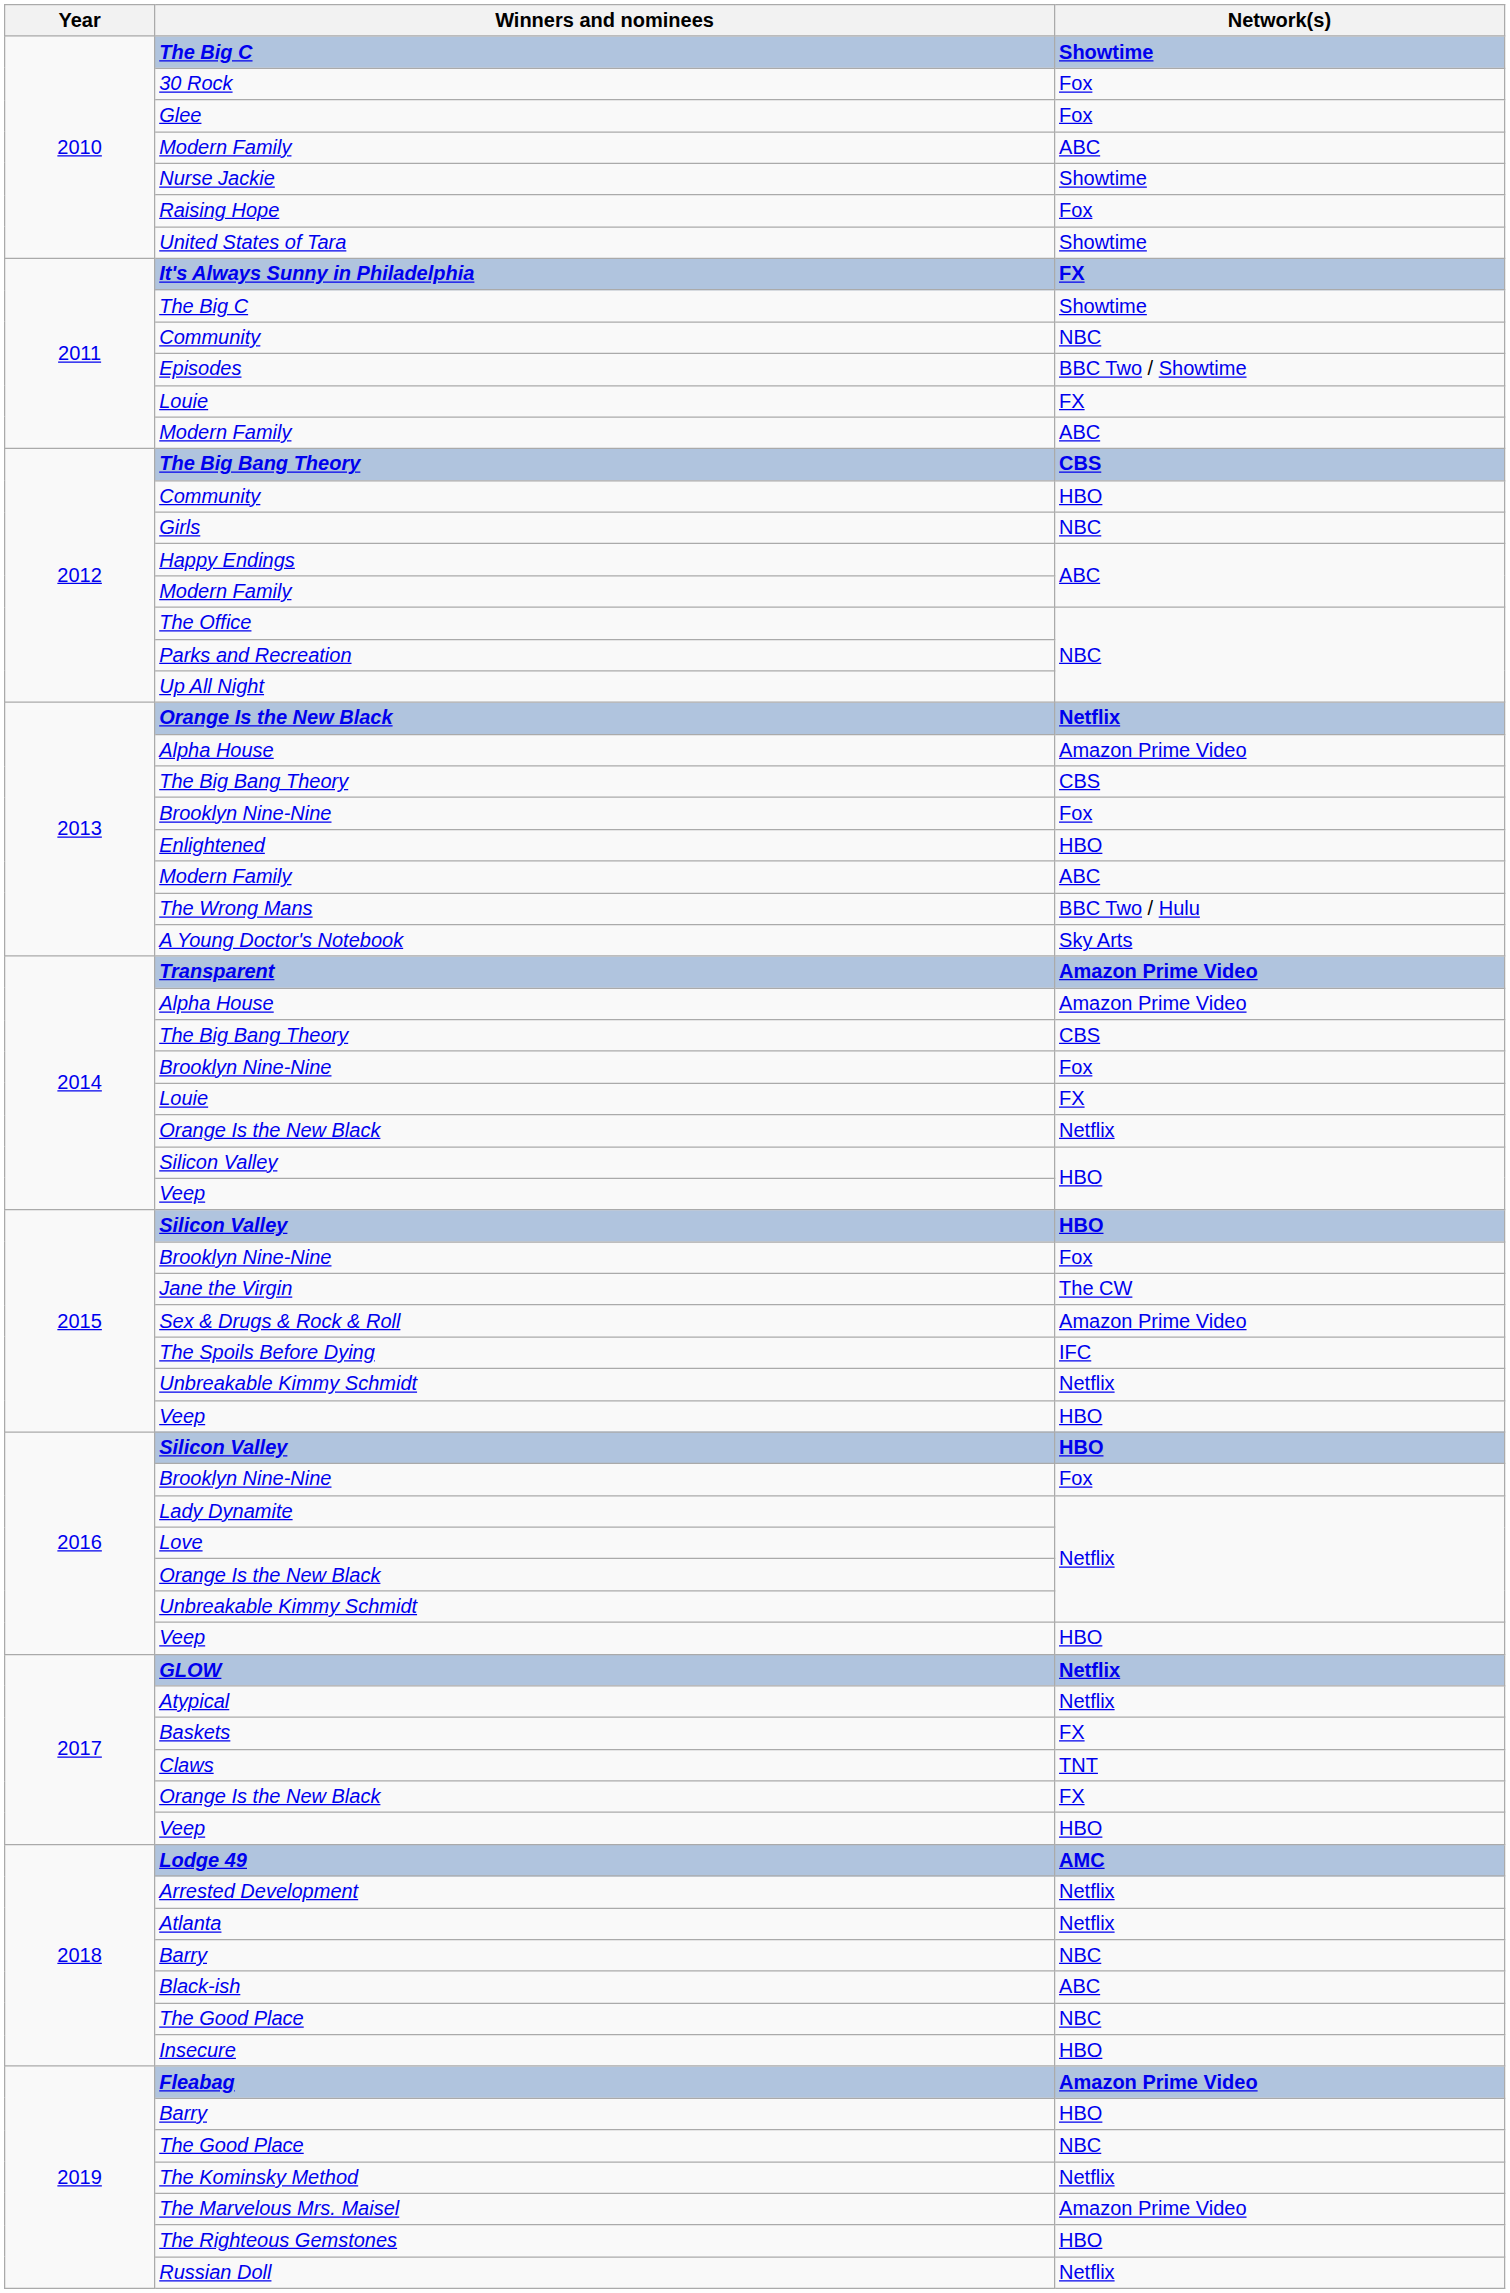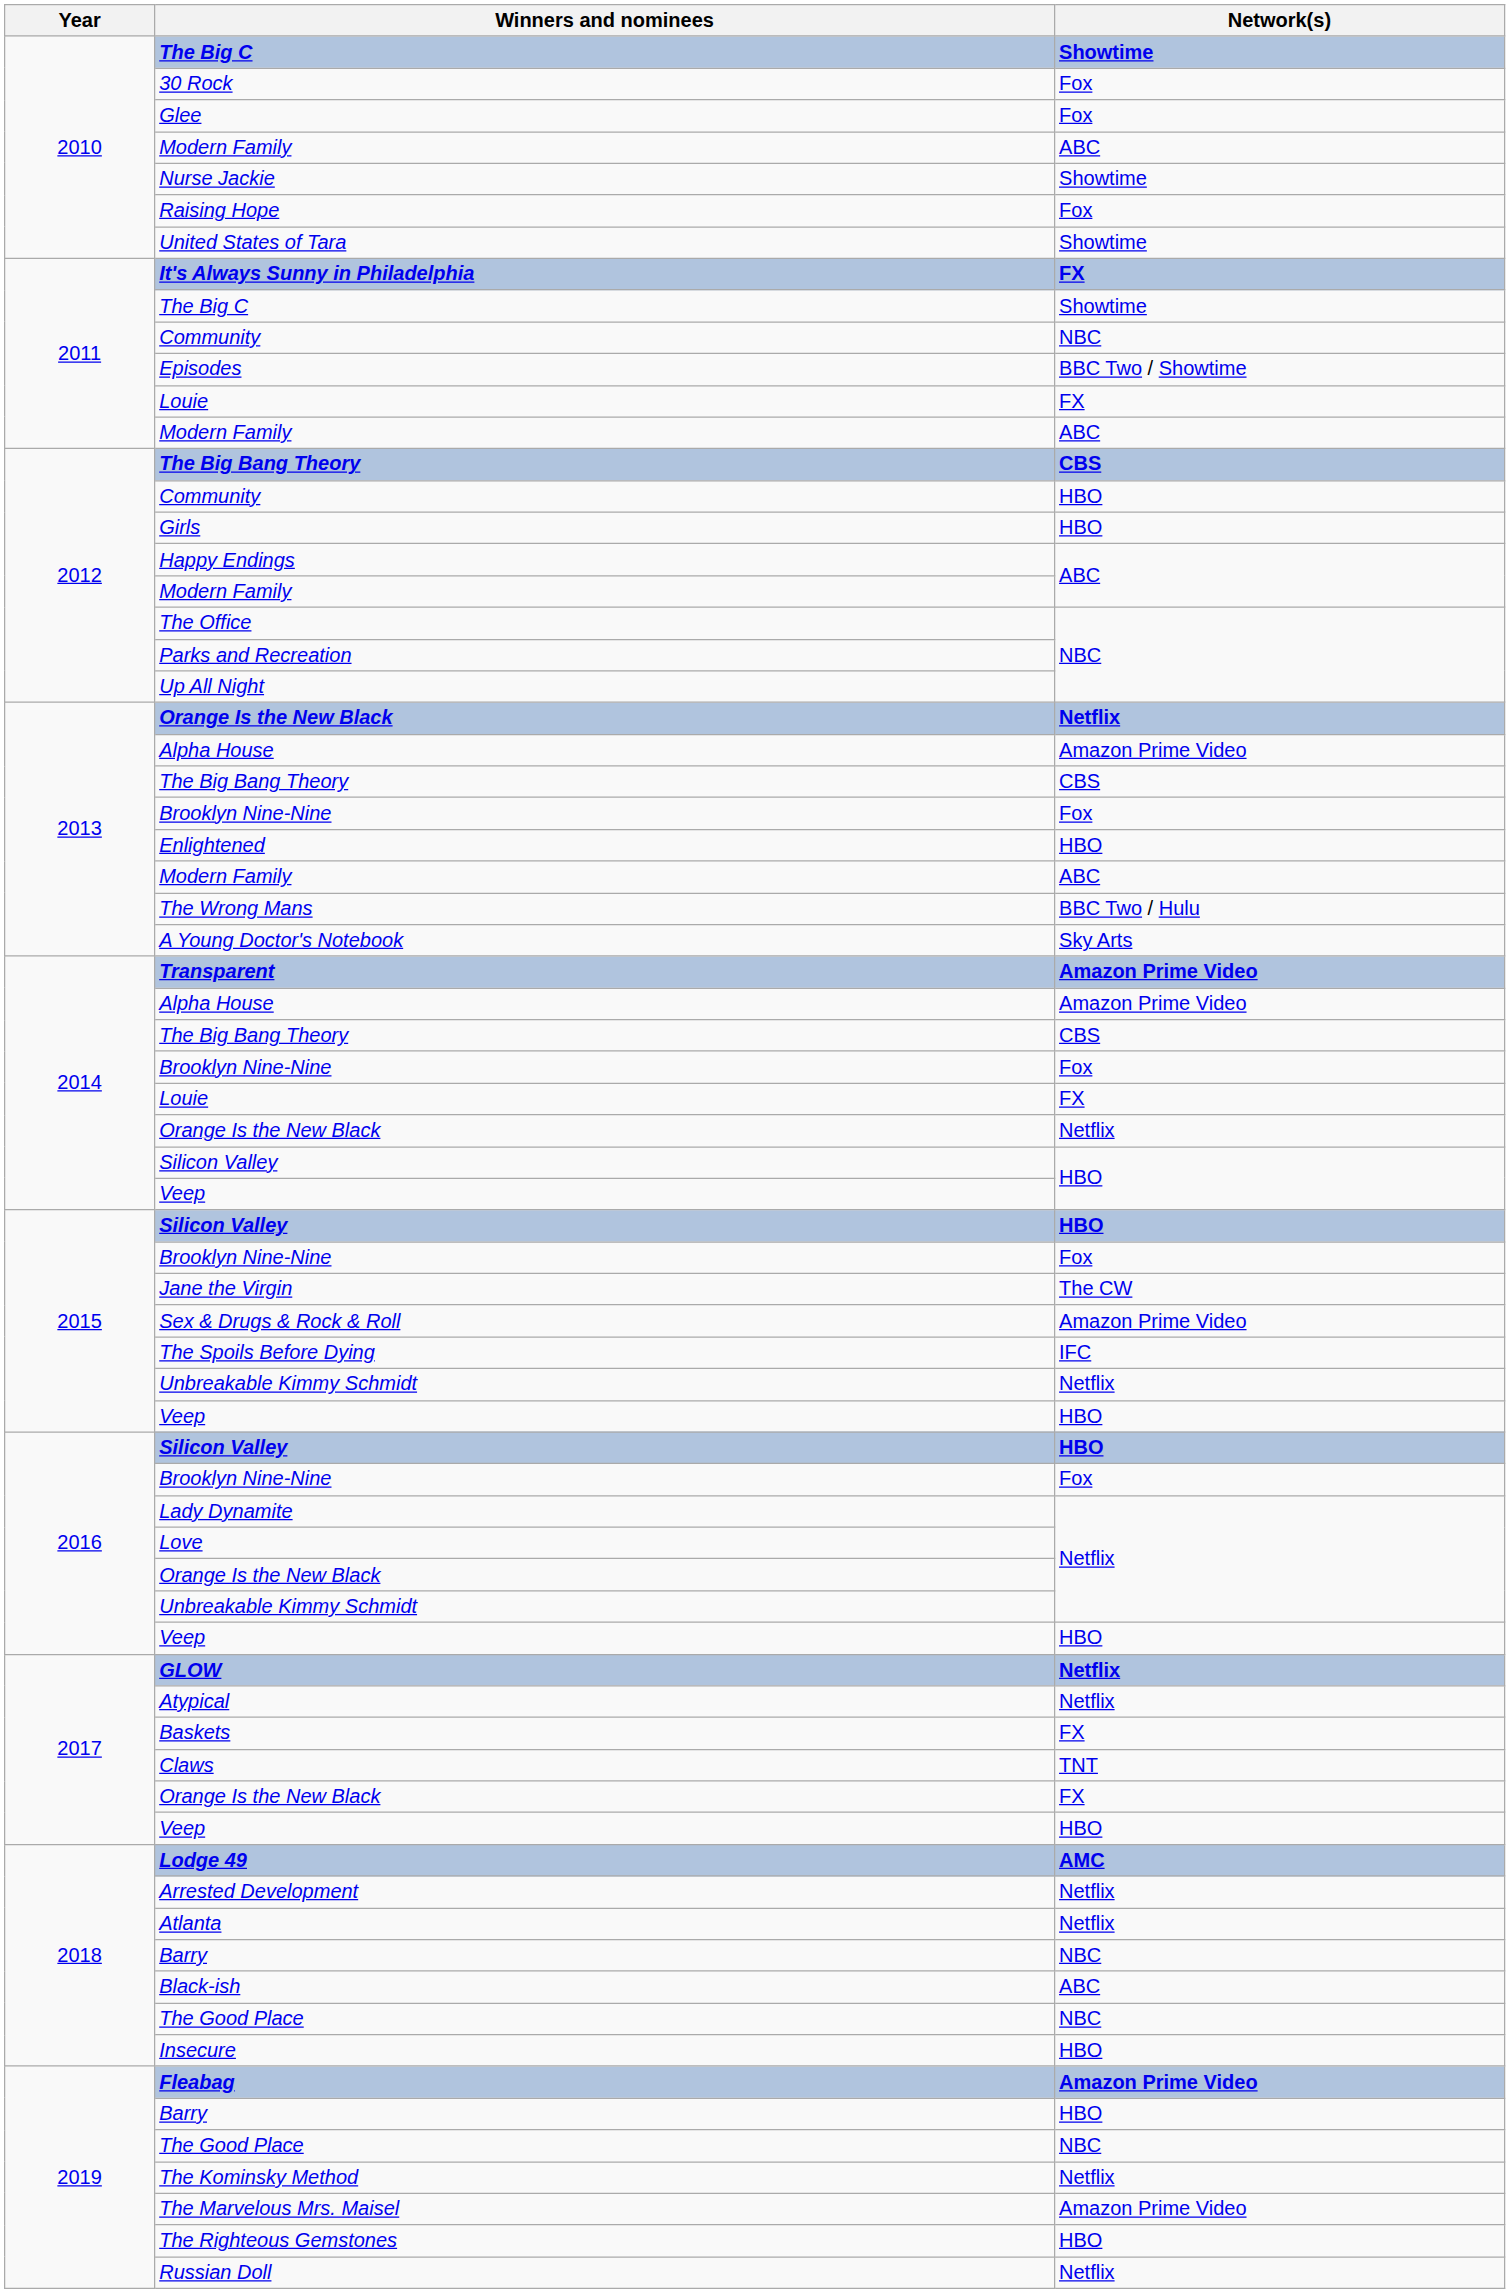(1080, 527) NBC -> (1081, 527) HBO
